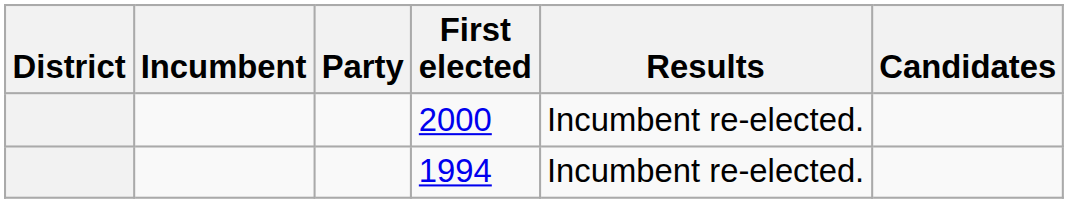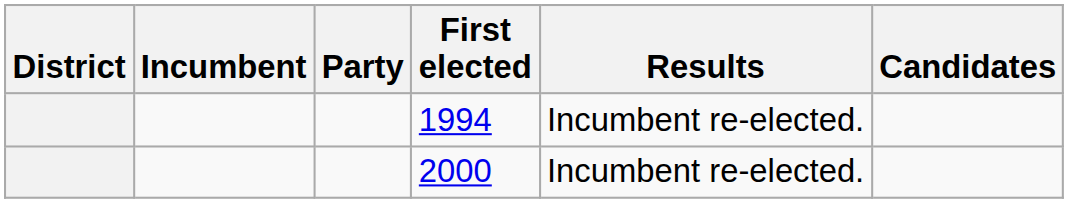rows swapped: (455, 171) <-> (455, 119)
